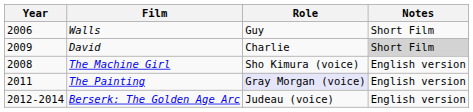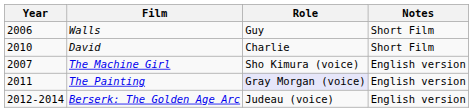(20, 47) 2009 -> (20, 47) 2010
(402, 47) lightgrey background -> (402, 47) no background
(20, 64) 2008 -> (20, 64) 2007
